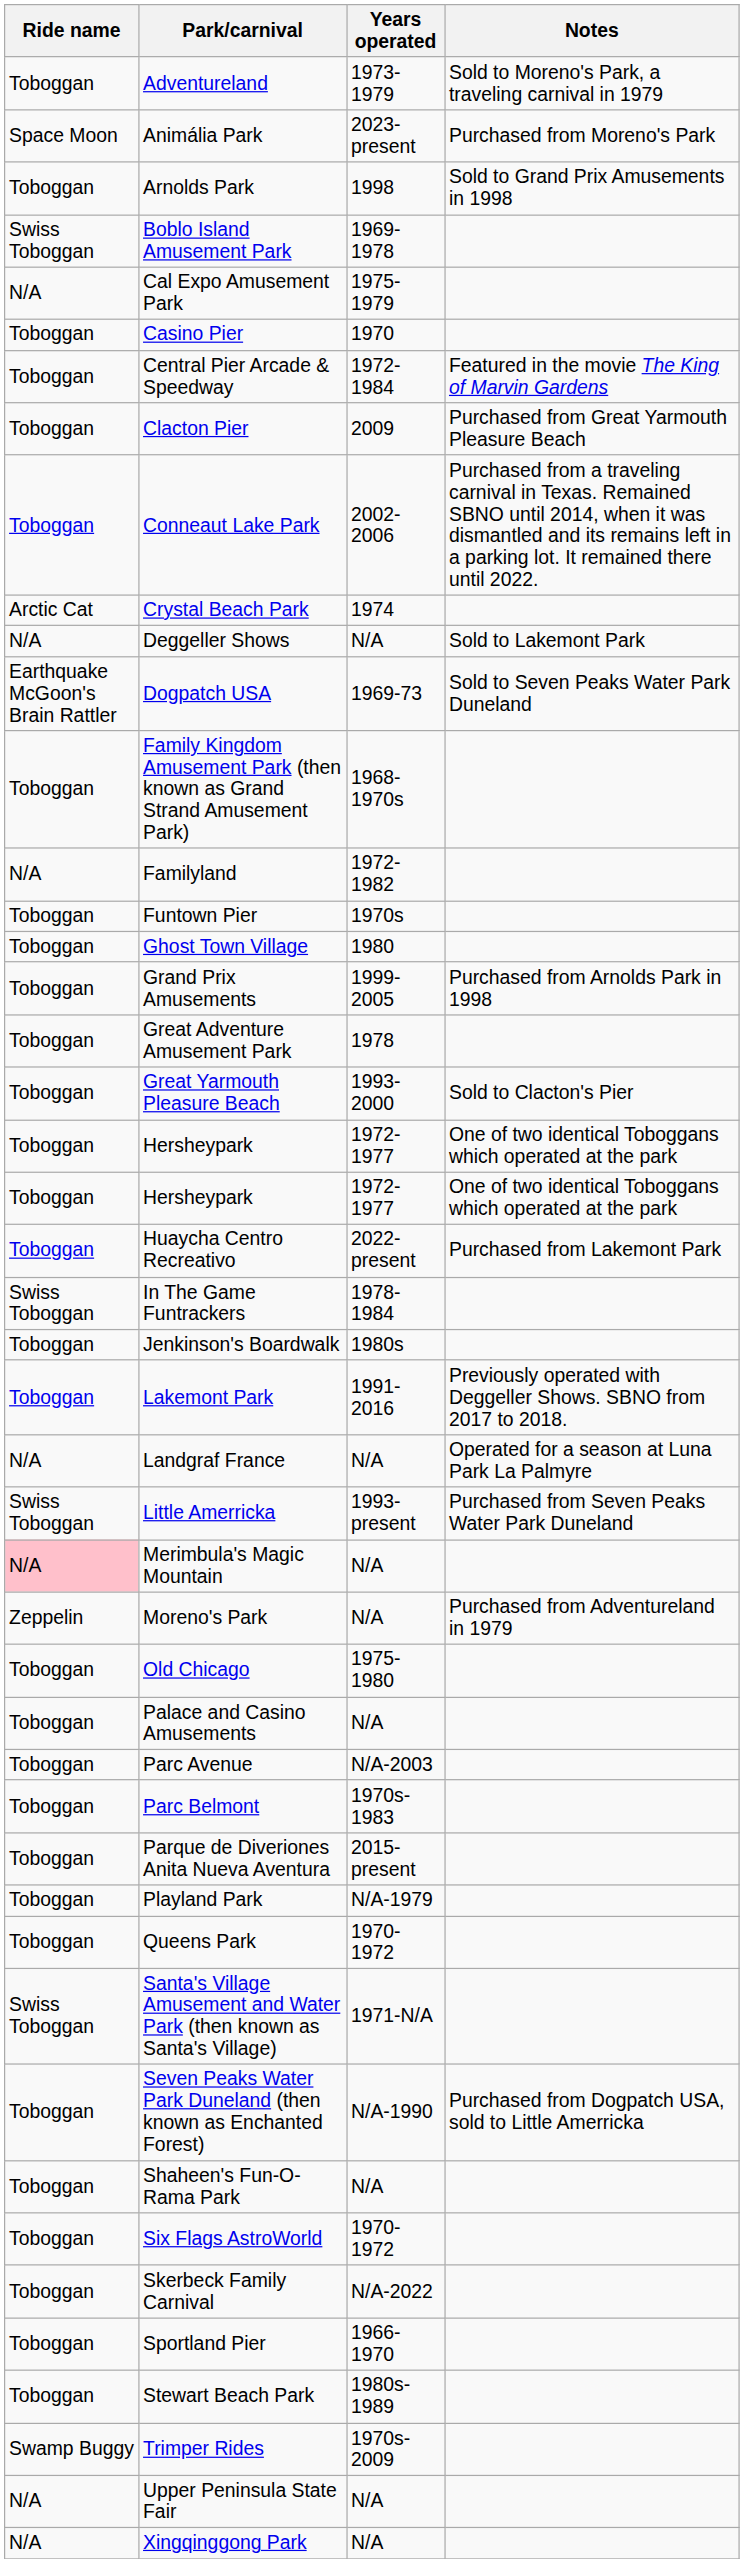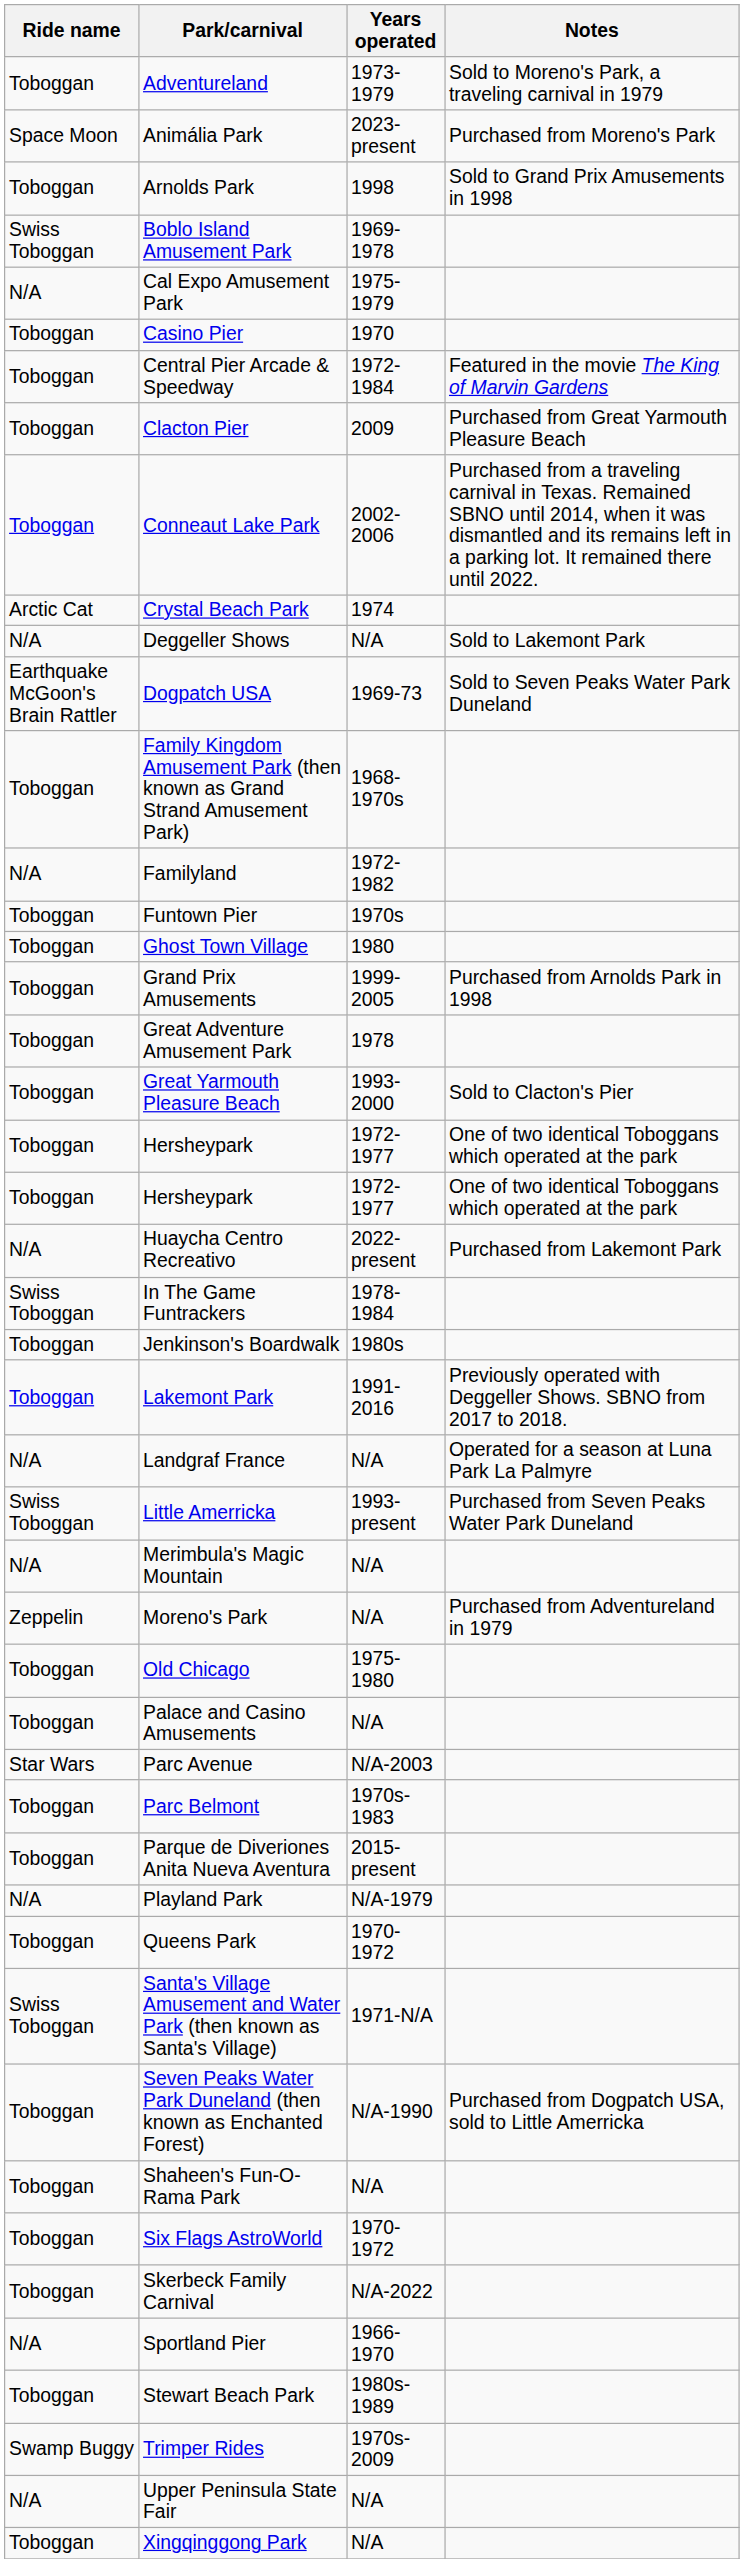(52, 1250) Toboggan -> (25, 1250) N/A
(25, 1565) pink background -> (25, 1565) no background
(52, 1764) Toboggan -> (52, 1764) Star Wars
(52, 1900) Toboggan -> (25, 1900) N/A
(52, 2343) Toboggan -> (25, 2343) N/A
(25, 2543) N/A -> (52, 2543) Toboggan
